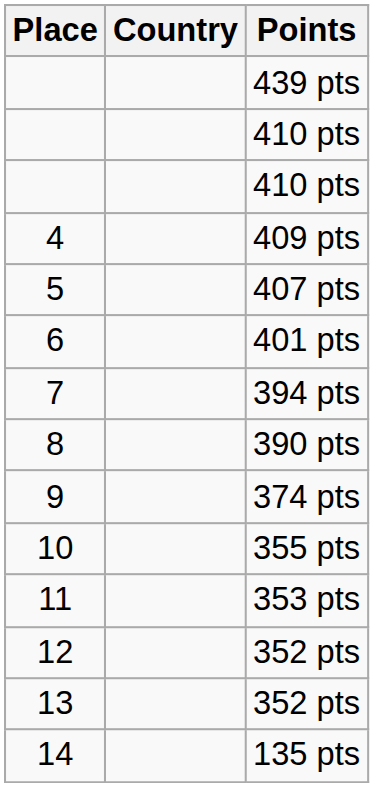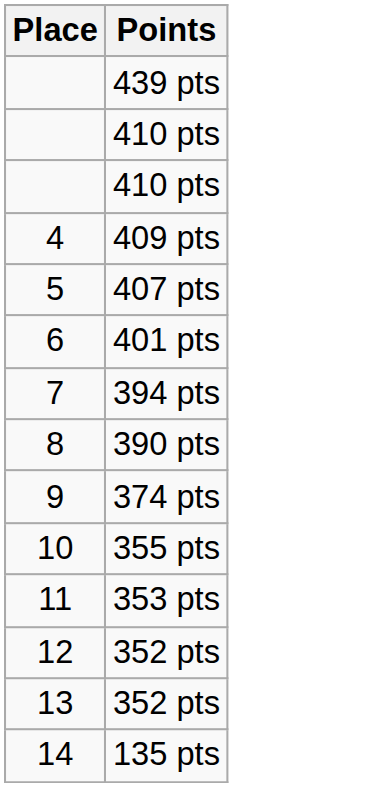- column: (175, 30)
